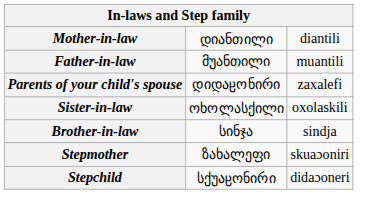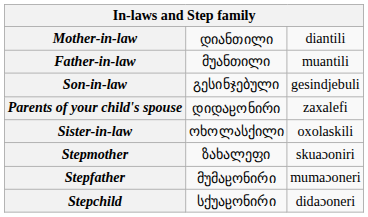+ row: (95, 84)
- row: (95, 131)
+ row: (95, 177)
